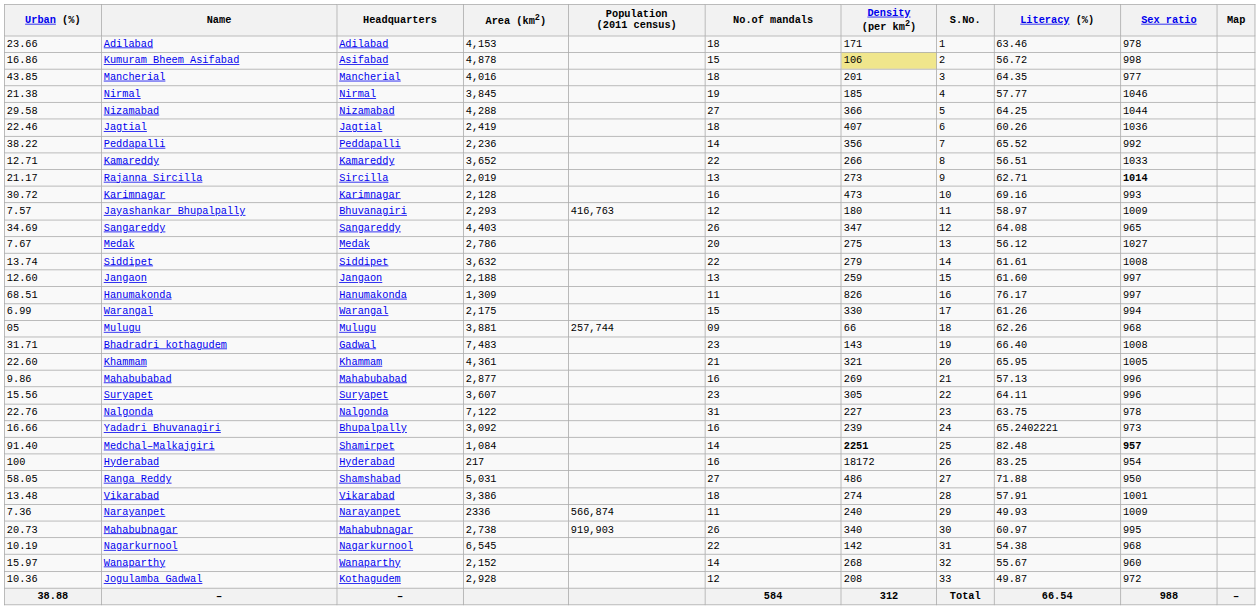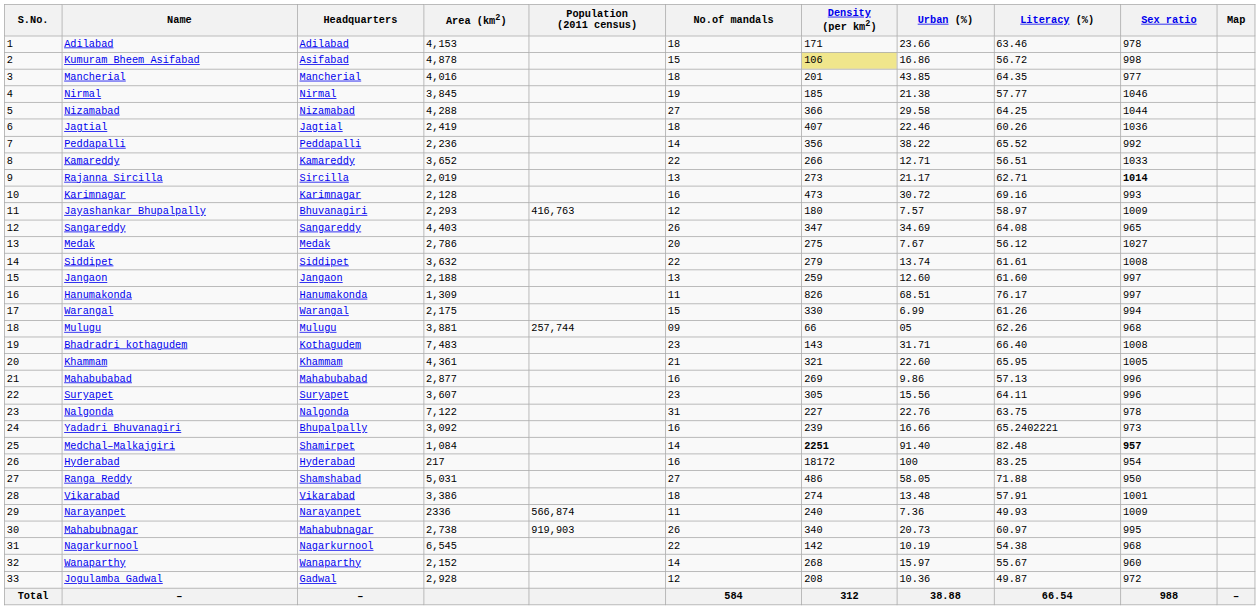columns swapped: (965, 20) <-> (53, 20)
(358, 345) Gadwal -> (330, 345) Kothagudem
(370, 580) Kothagudem -> (318, 580) Gadwal
